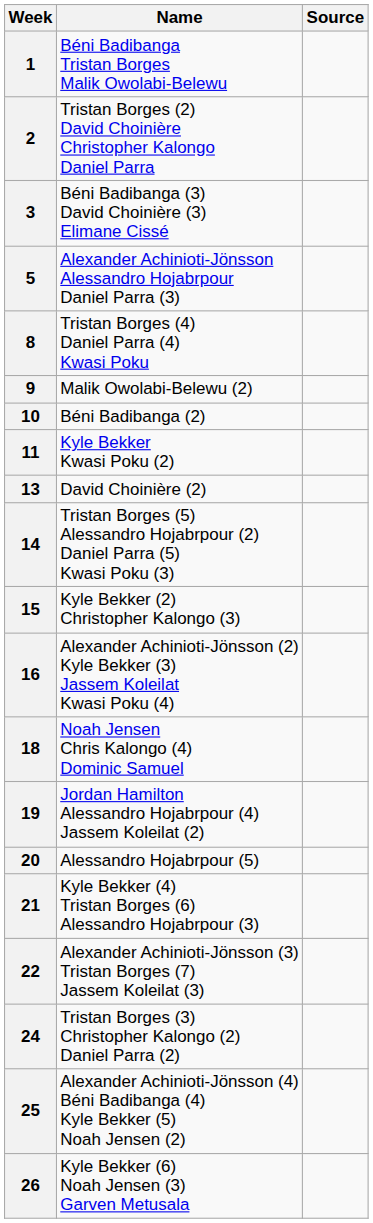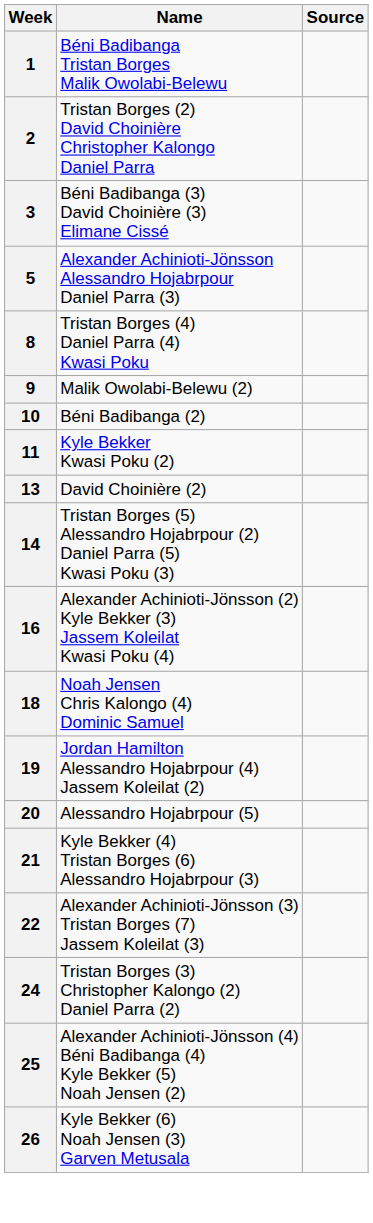- row: (30, 609)
